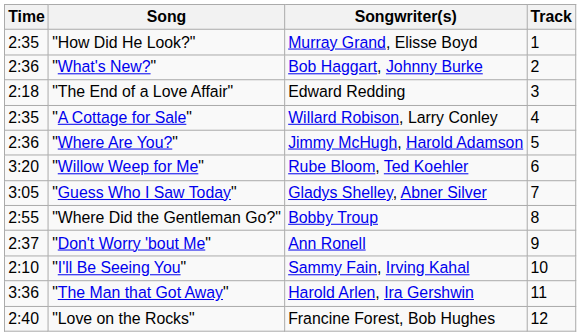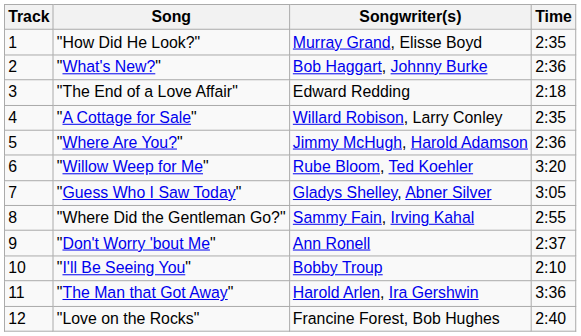columns swapped: (551, 17) <-> (26, 17)
(333, 218) Bobby Troup -> (384, 218) Sammy Fain, Irving Kahal
(379, 268) Sammy Fain, Irving Kahal -> (338, 268) Bobby Troup
